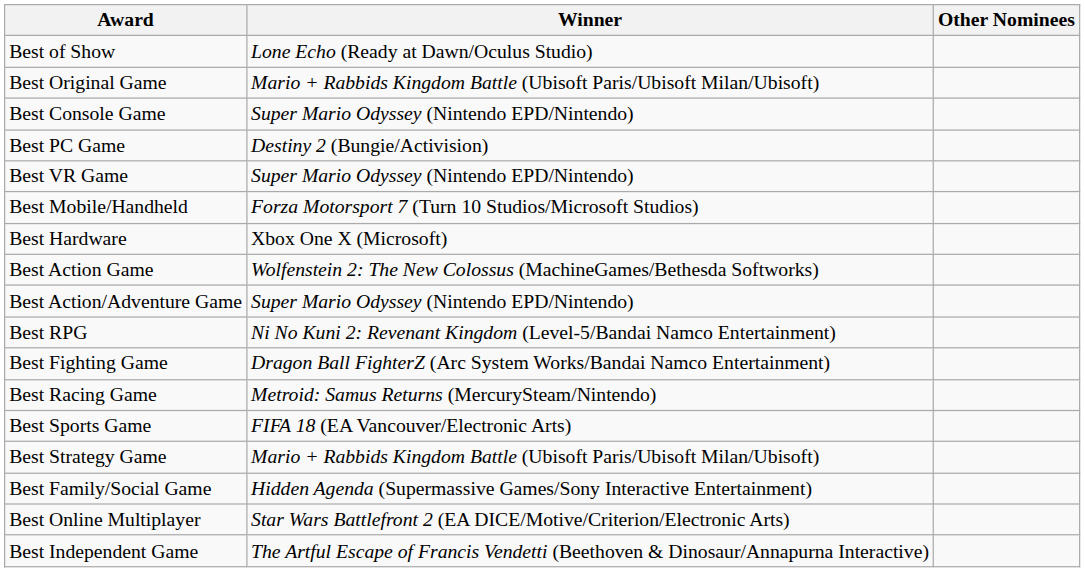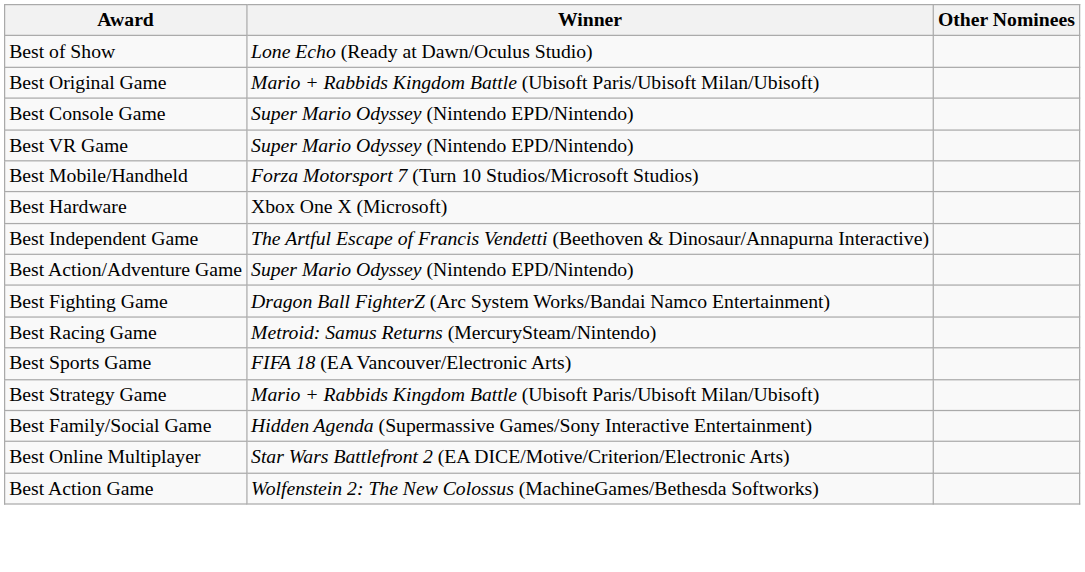- row: (67, 144)
rows swapped: (81, 269) <-> (104, 550)
- row: (48, 332)
